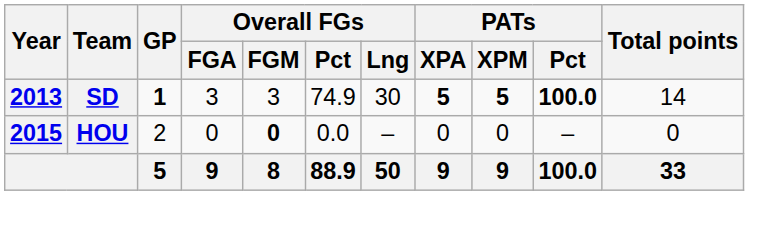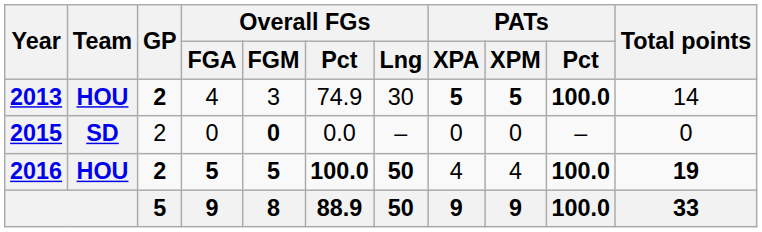(102, 97) SD -> (102, 97) HOU
(160, 97) 1 -> (160, 97) 2
(212, 97) 3 -> (212, 97) 4
(102, 134) HOU -> (102, 134) SD
+ row: (36, 171)
